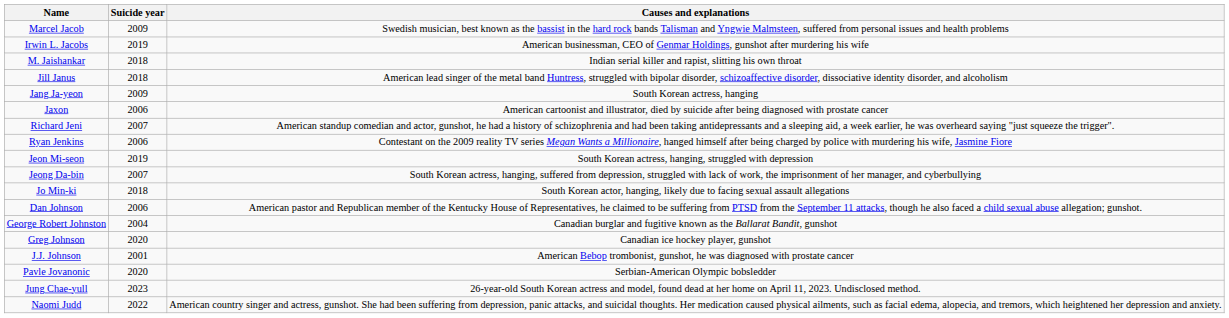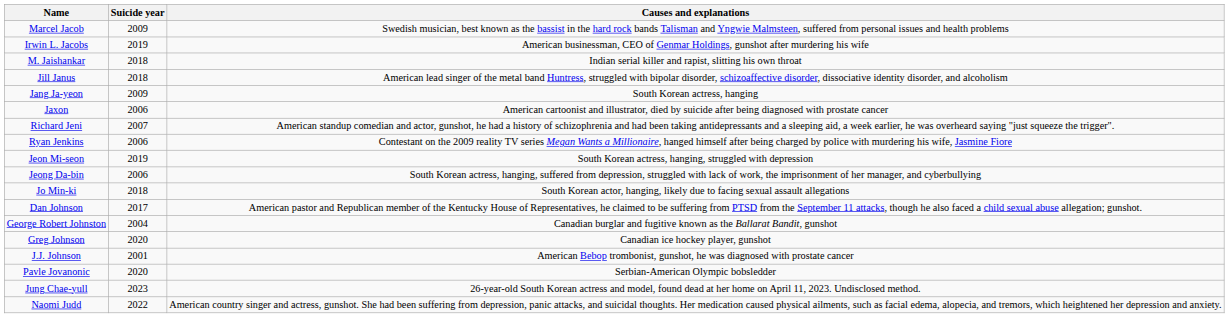(138, 175) 2007 -> (138, 175) 2006
(138, 207) 2006 -> (138, 207) 2017
